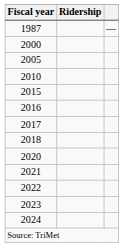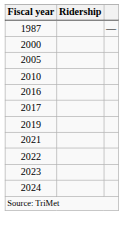- row: (31, 92)
- row: (31, 140)
+ row: (31, 124)
- row: (31, 156)
